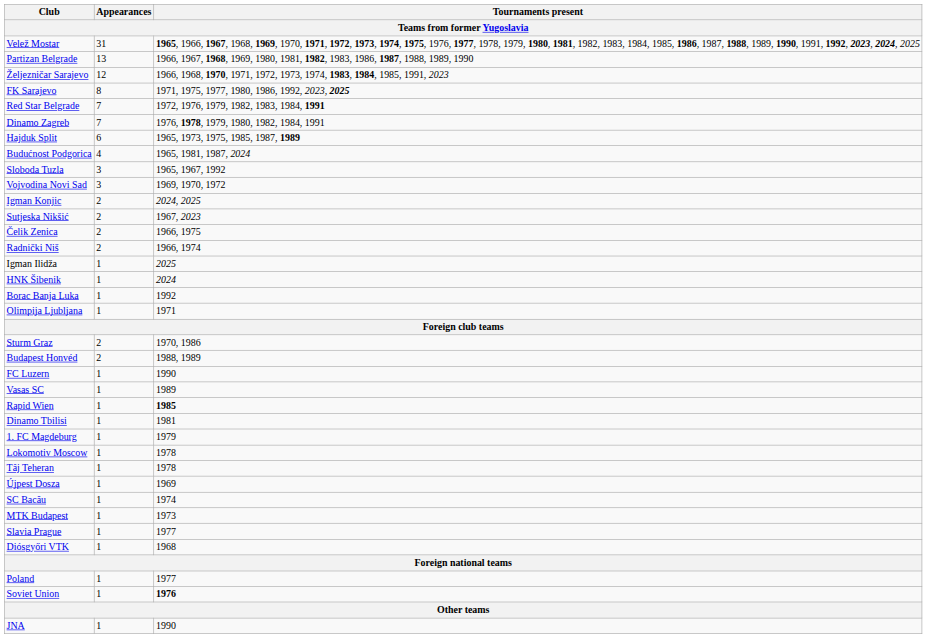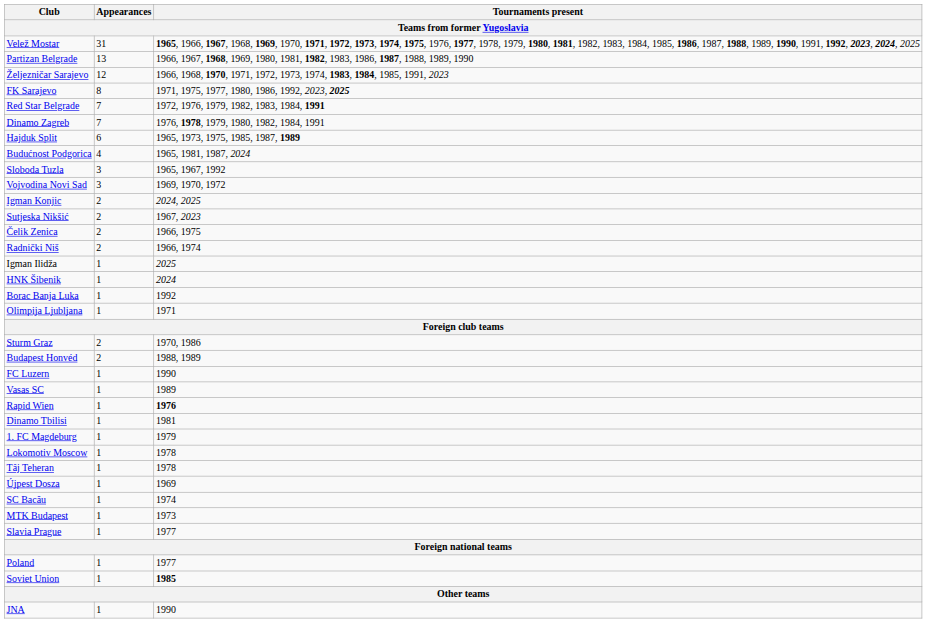(166, 405) 1985 -> (166, 405) 1976
- row: (38, 547)
(166, 594) 1976 -> (166, 578) 1985
